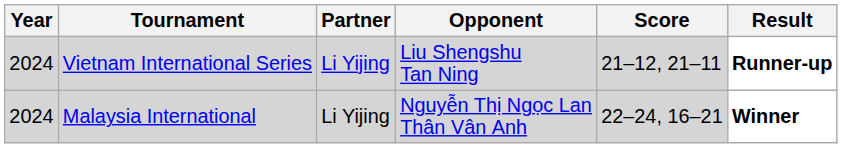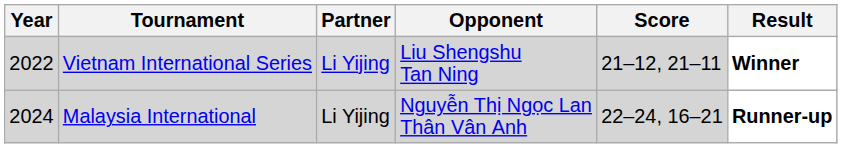(31, 63) 2024 -> (31, 63) 2022
(782, 63) Runner-up -> (766, 63) Winner
(766, 117) Winner -> (782, 117) Runner-up
